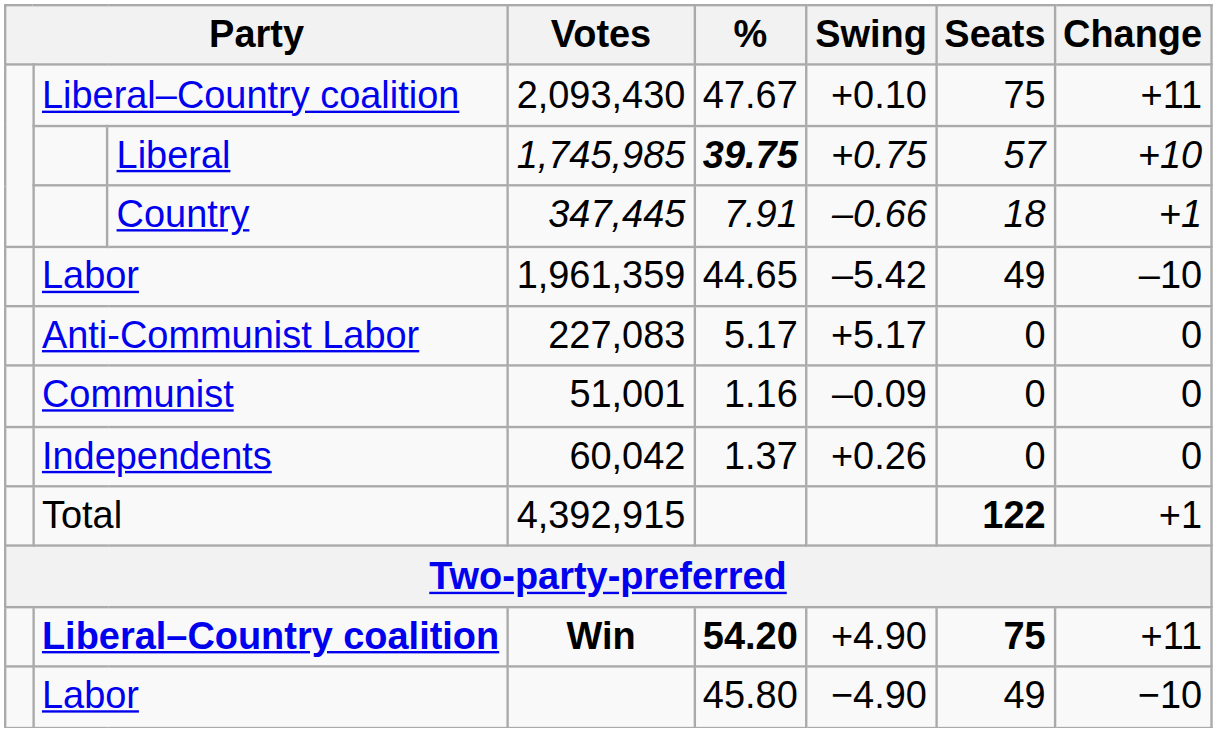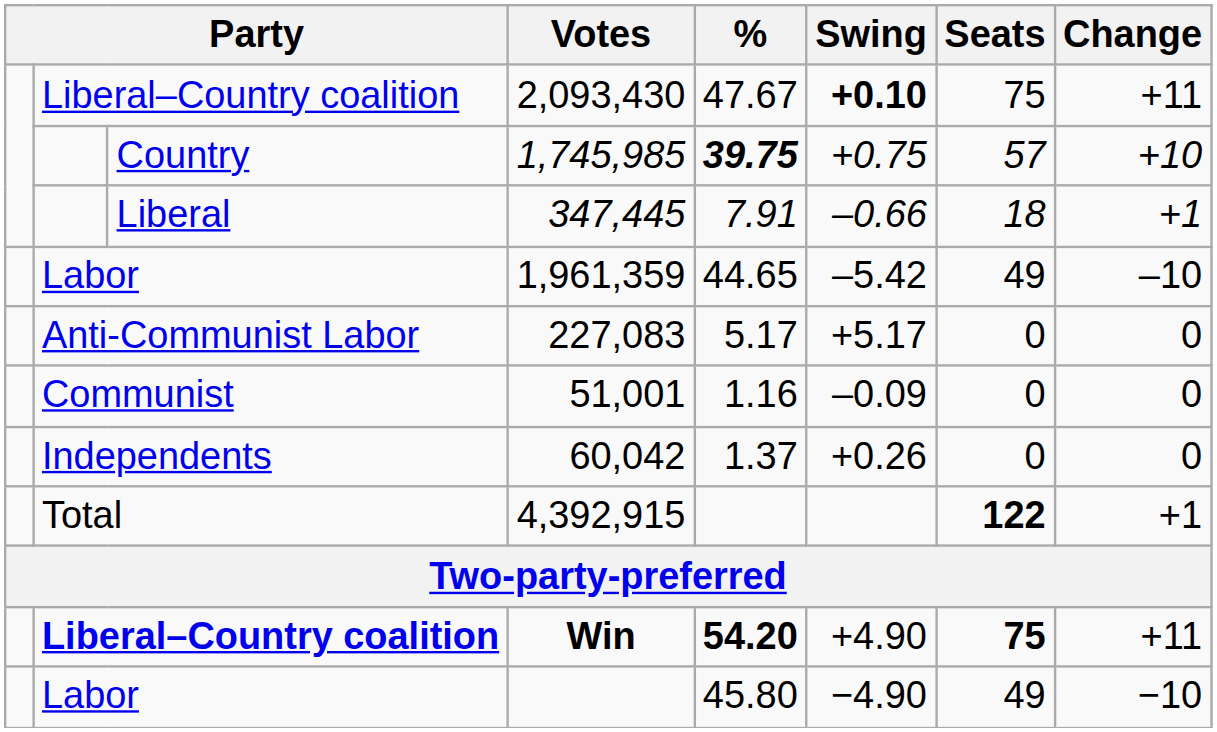(879, 94) normal -> (879, 94) bold
(173, 154) Liberal -> (183, 154) Country
(183, 214) Country -> (173, 214) Liberal
